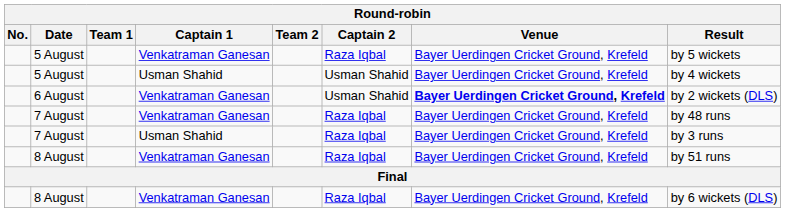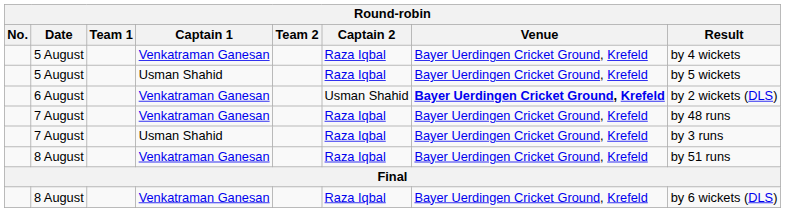(706, 55) by 5 wickets -> (706, 55) by 4 wickets
(367, 75) Usman Shahid -> (355, 75) Raza Iqbal
(706, 75) by 4 wickets -> (706, 75) by 5 wickets
